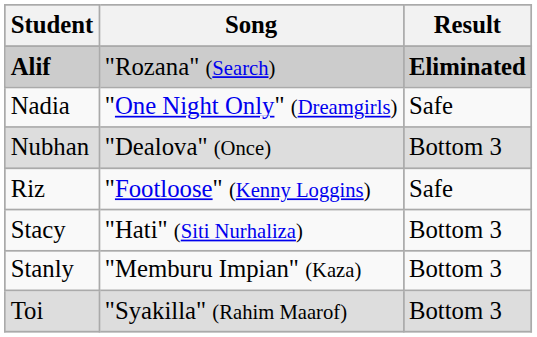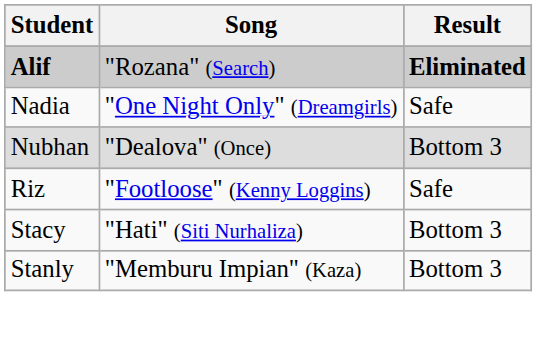- row: (27, 311)
